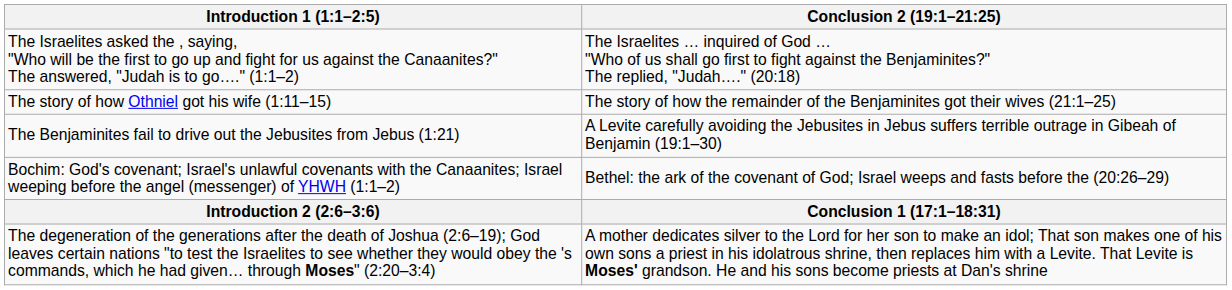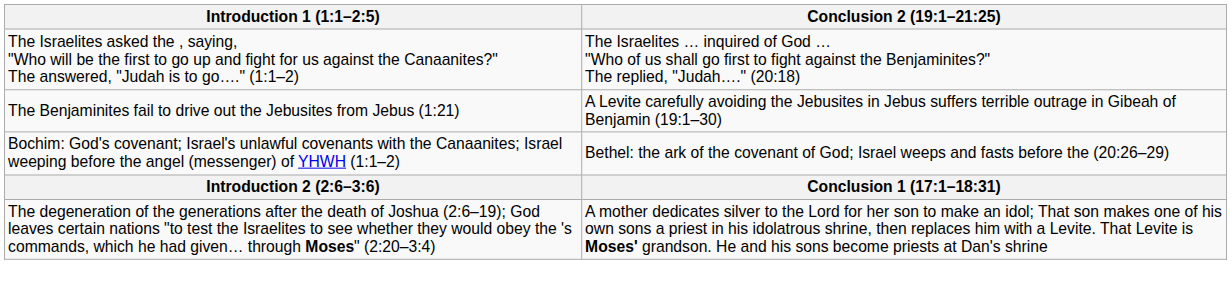- row: (170, 101)
